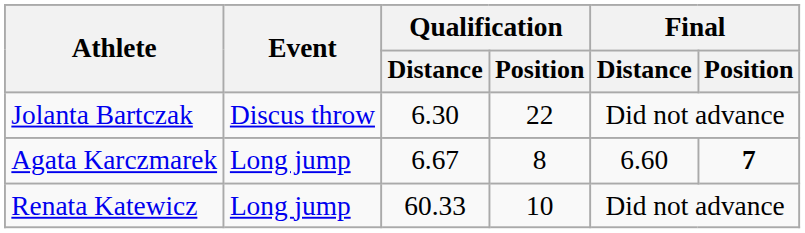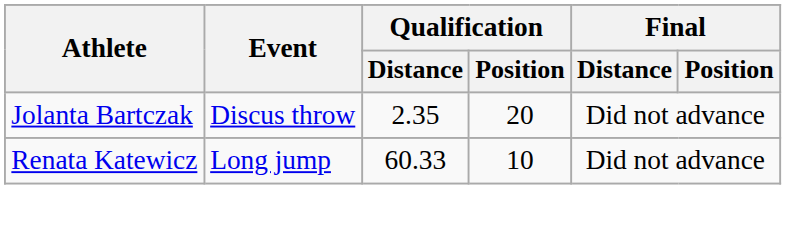(435, 115) 6.30 -> (415, 115) 2.35
(540, 115) 22 -> (520, 115) 20
- row: (114, 160)
